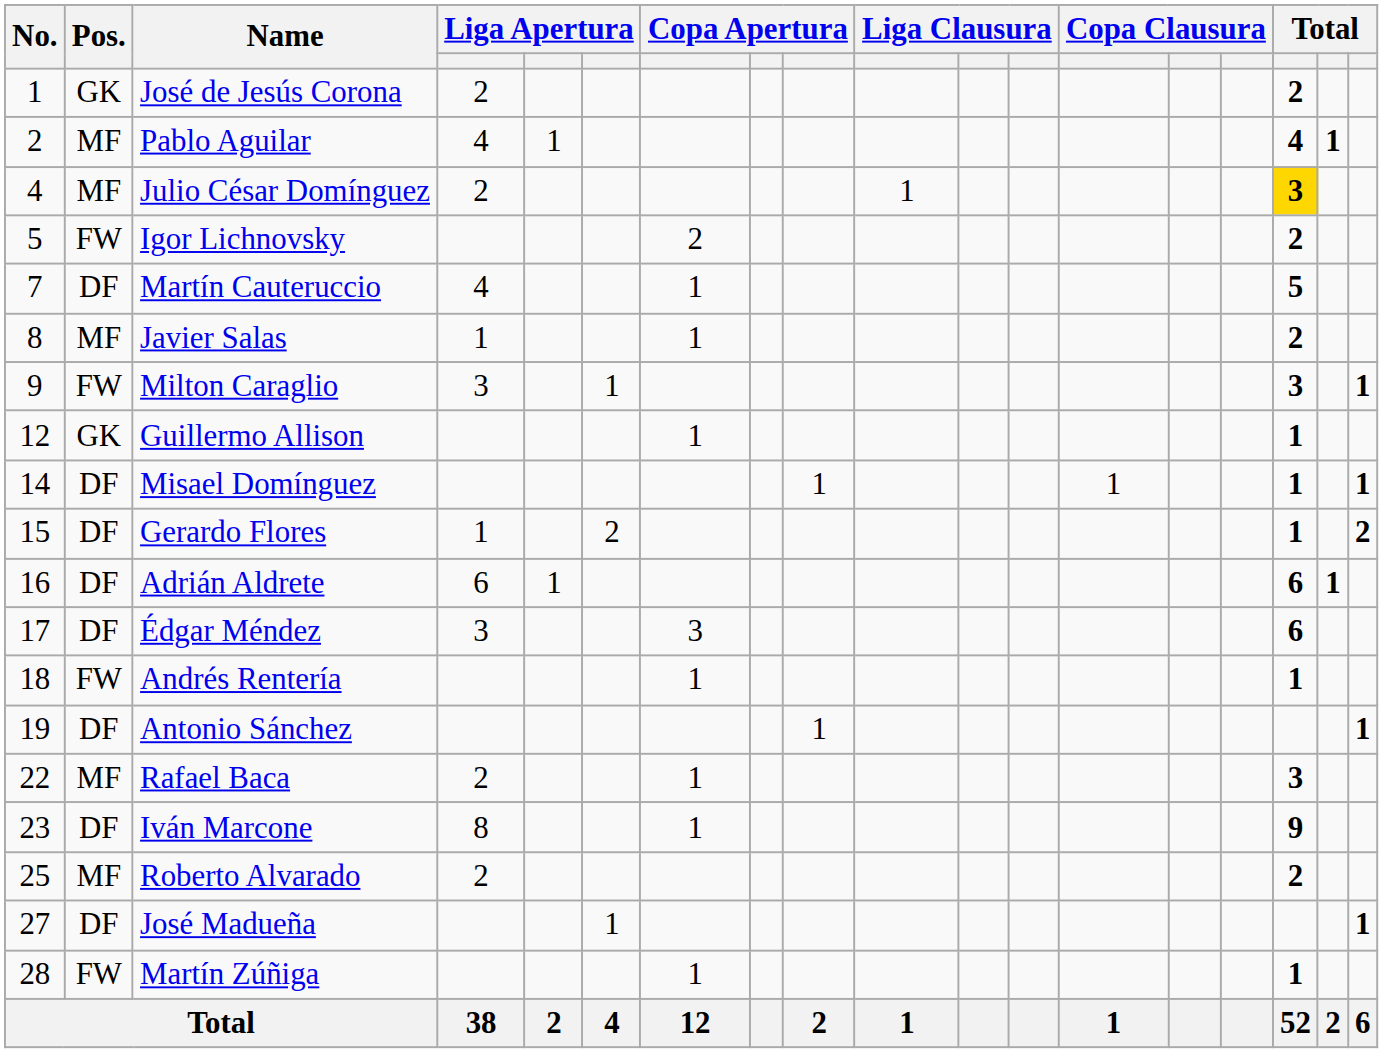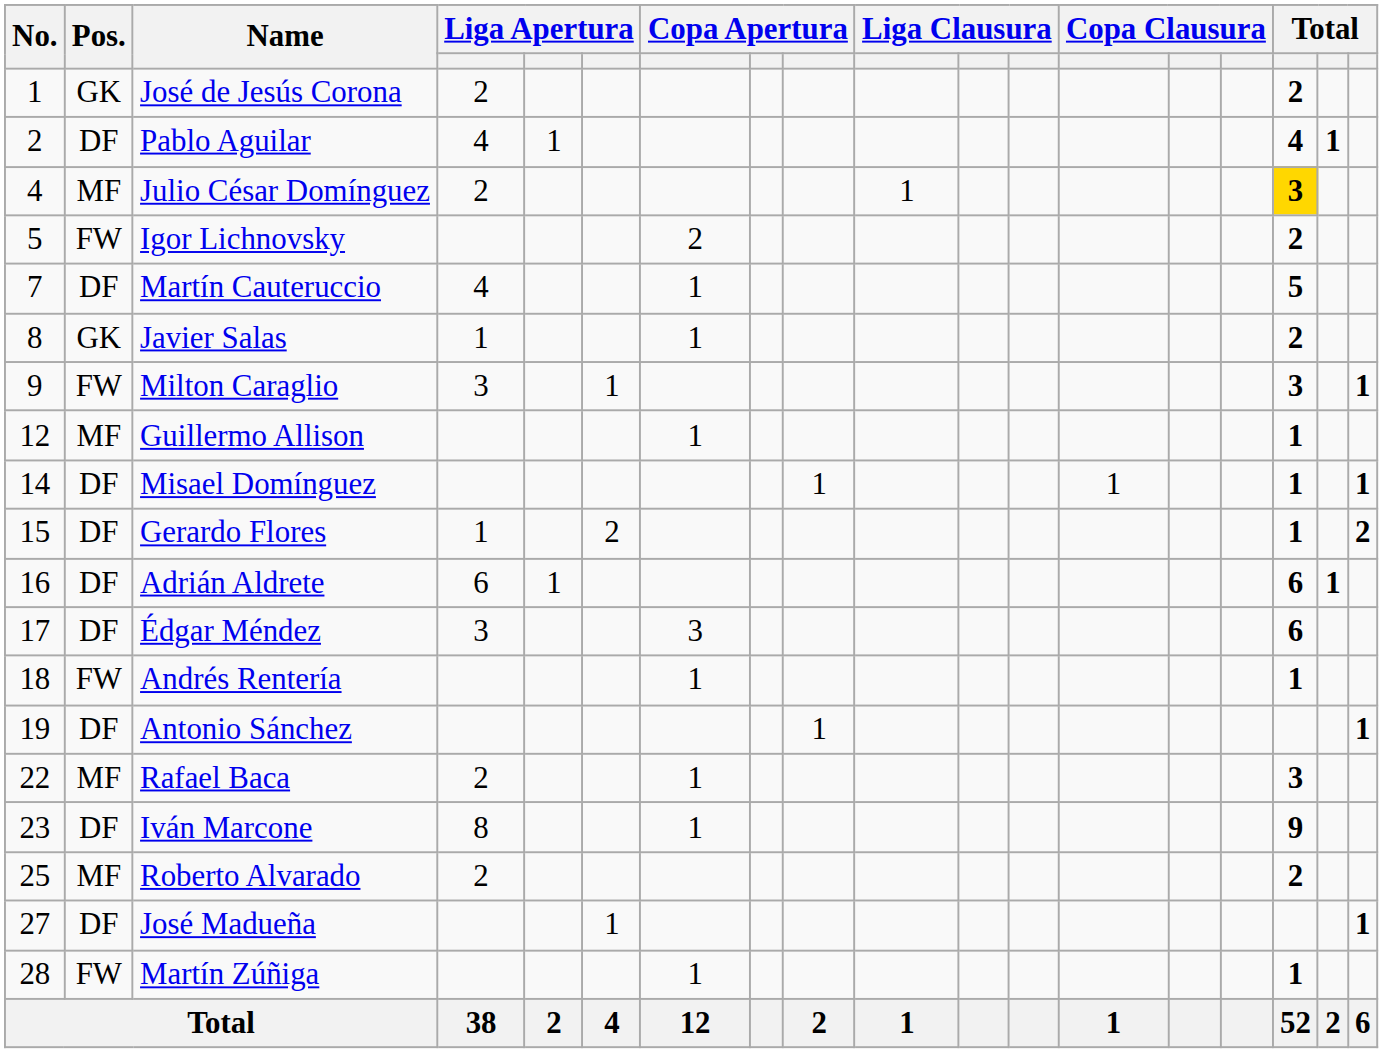(99, 141) MF -> (99, 141) DF
(99, 337) MF -> (99, 337) GK
(99, 435) GK -> (99, 435) MF
